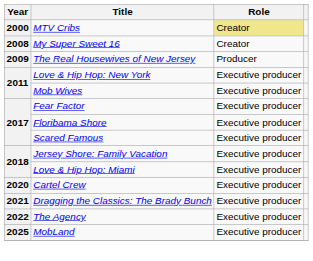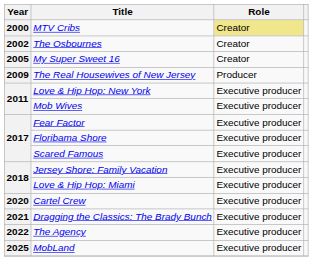+ row: (67, 43)
(18, 43) 2008 -> (18, 59) 2005
